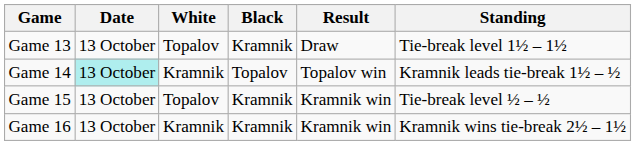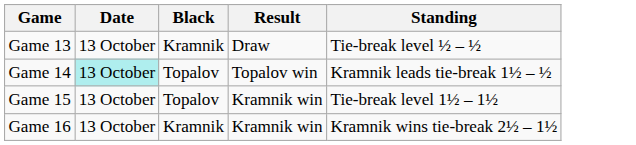- column: (194, 18)
(483, 45) Tie-break level 1½ – 1½ -> (406, 45) Tie-break level ½ – ½
(262, 99) Kramnik -> (191, 99) Topalov
(475, 99) Tie-break level ½ – ½ -> (414, 99) Tie-break level 1½ – 1½
